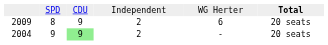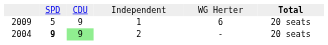(53, 22) 8 -> (53, 22) 5
(139, 22) 2 -> (139, 22) 1
(53, 34) normal -> (53, 34) bold
